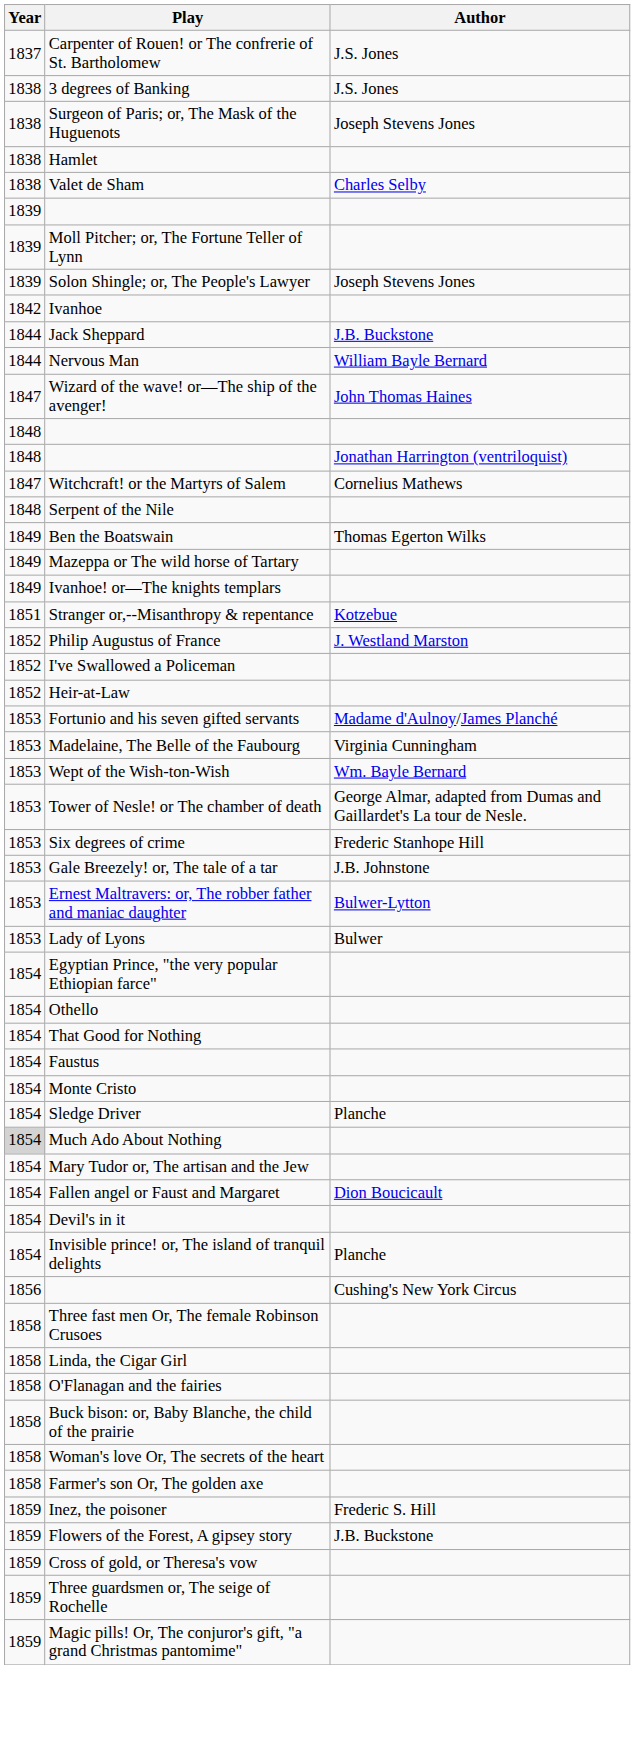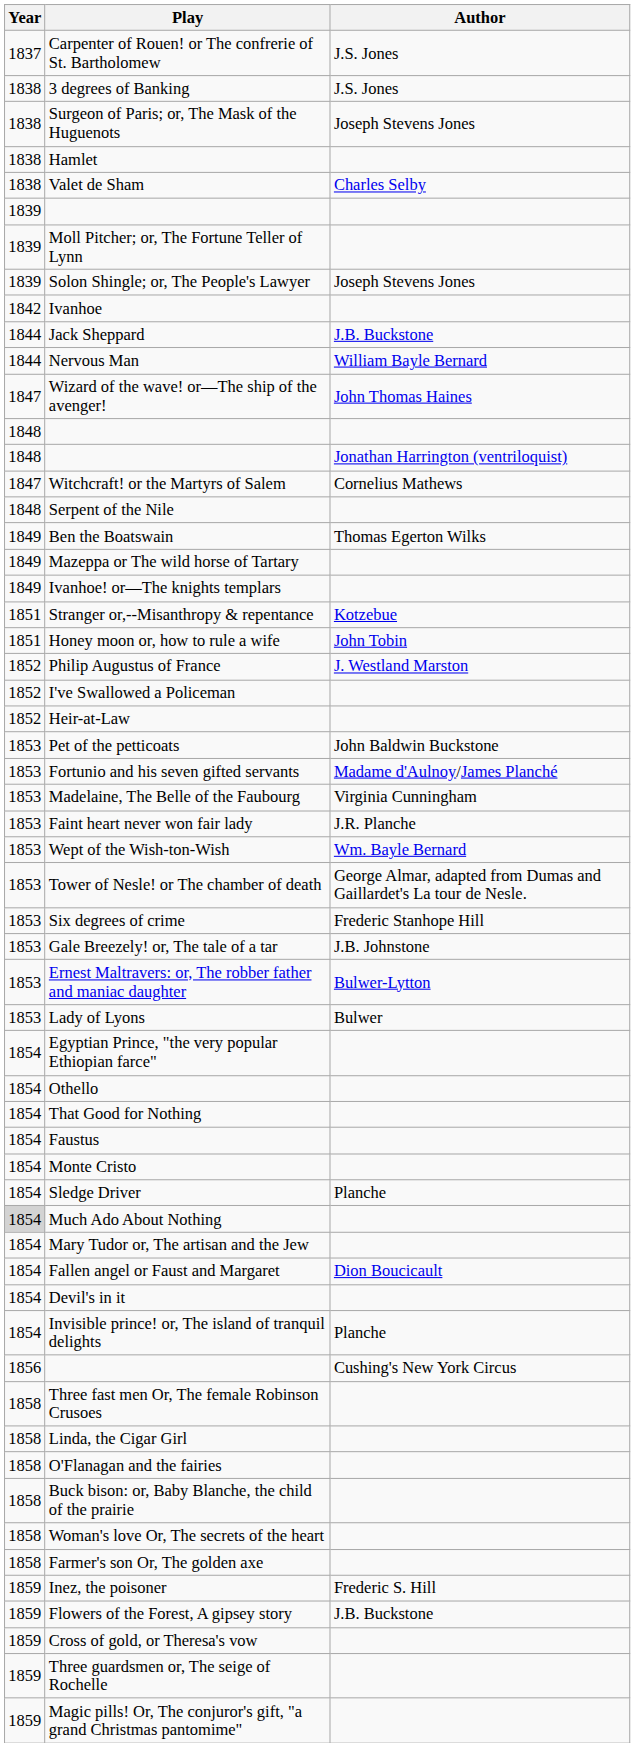+ row: (164, 640)
+ row: (114, 745)
+ row: (151, 823)
